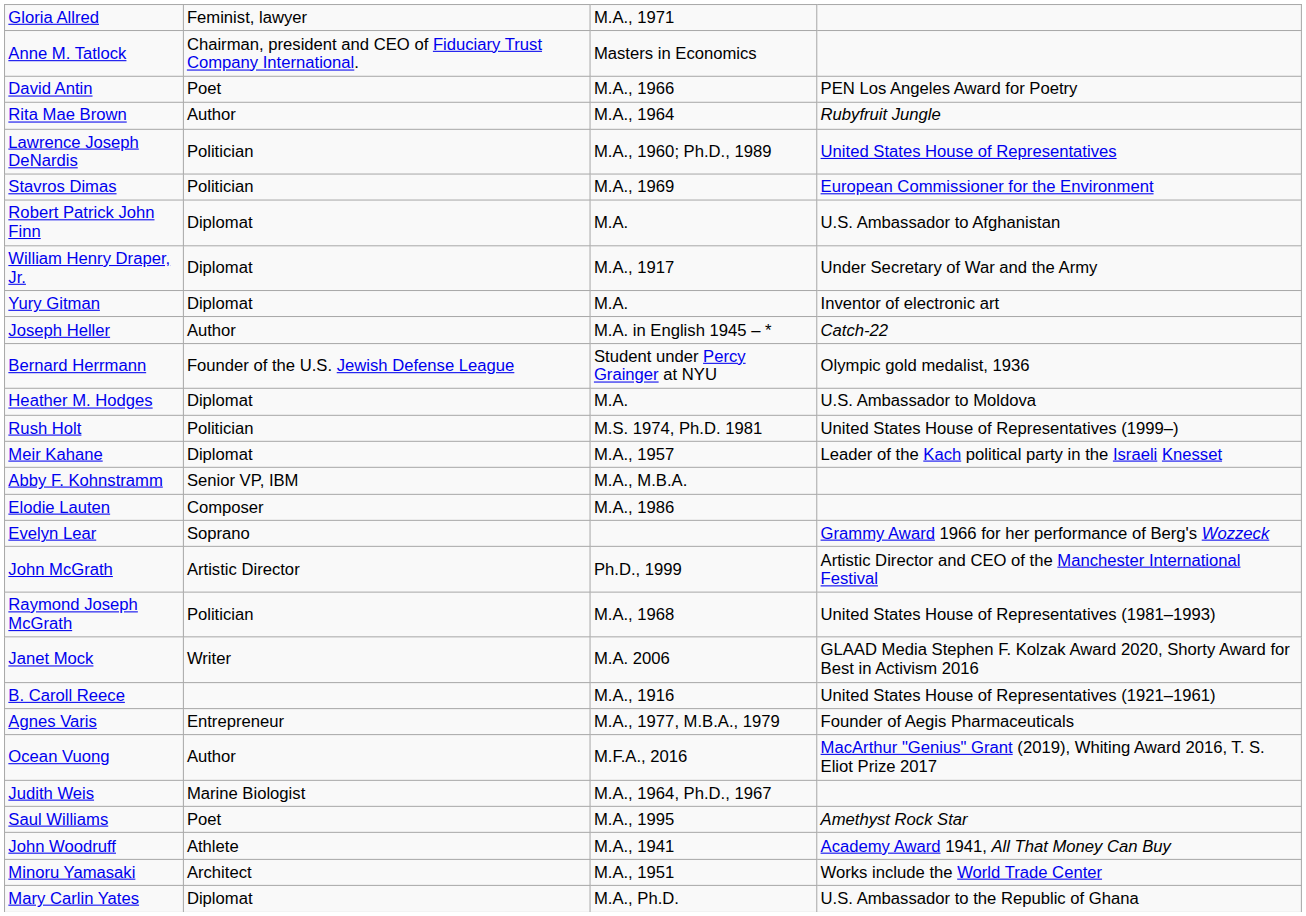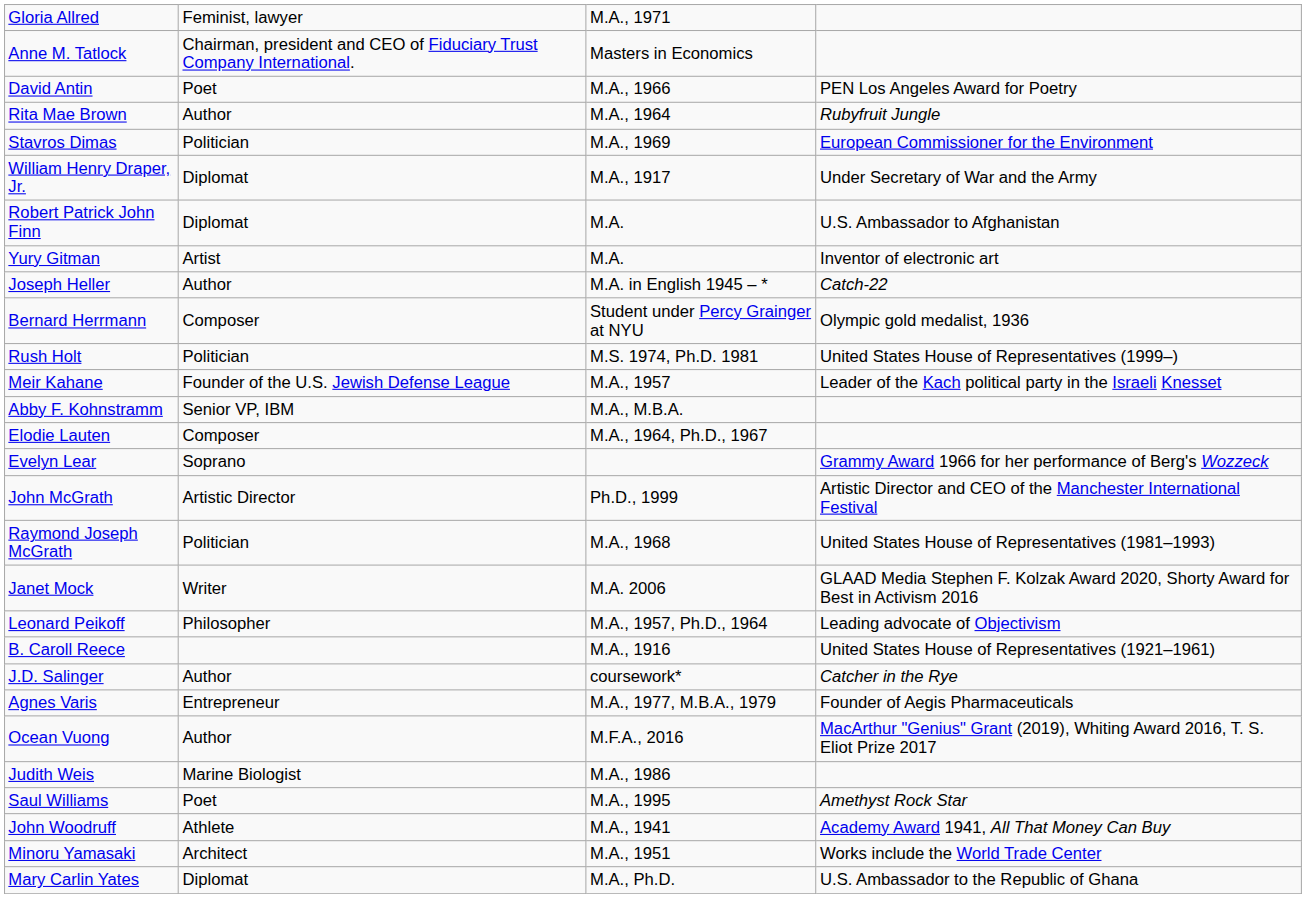- row: (74, 151)
rows swapped: (89, 267) <-> (81, 222)
(220, 303) Diplomat -> (201, 258) Artist
(351, 365) Founder of the U.S. Jewish Defense League -> (221, 320) Composer
- row: (80, 401)
(220, 454) Diplomat -> (346, 382) Founder of the U.S. Jewish Defense League
(634, 507) M.A., 1986 -> (679, 435) M.A., 1964, Ph.D., 1967
+ row: (66, 623)
+ row: (56, 676)
(683, 793) M.A., 1964, Ph.D., 1967 -> (630, 774) M.A., 1986
